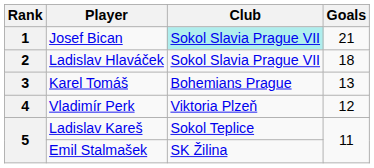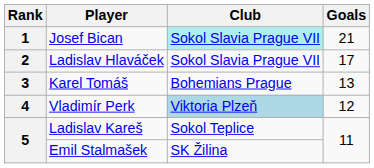(346, 60) 18 -> (346, 60) 17
(214, 106) no background -> (214, 106) lightblue background
